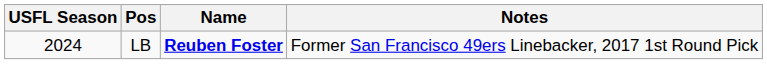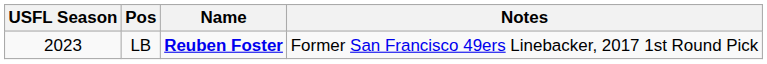(63, 44) 2024 -> (63, 44) 2023
